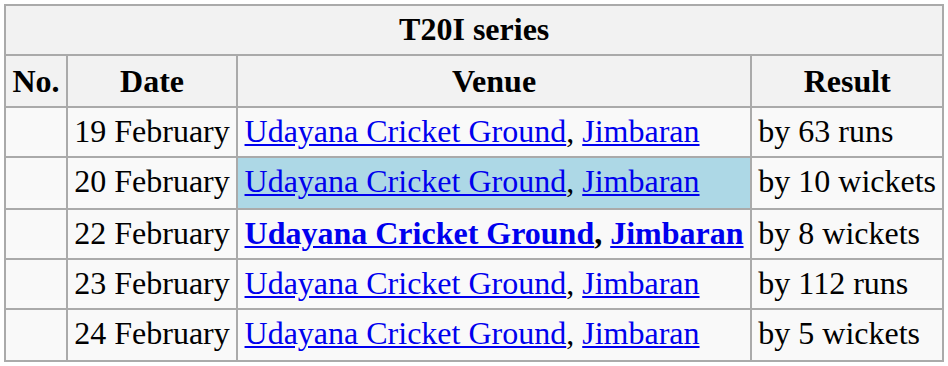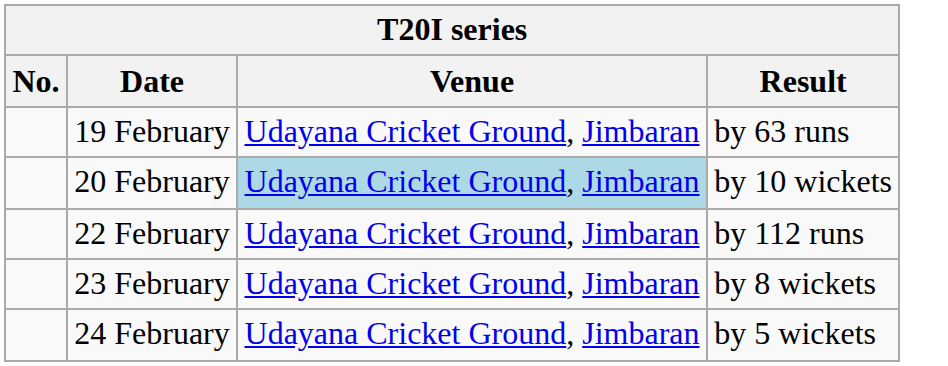(494, 232) bold -> (472, 232) normal
(839, 232) by 8 wickets -> (789, 232) by 112 runs
(833, 283) by 112 runs -> (795, 283) by 8 wickets
